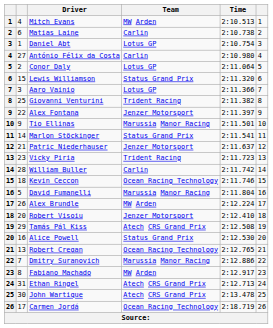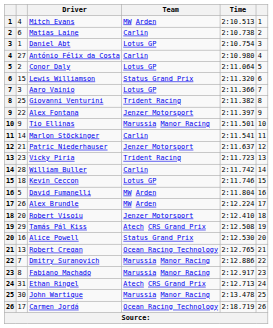(158, 136) Status Grand Prix -> (136, 136) Carlin
(171, 181) Ocean Racing Technology -> (140, 181) Lotus GP
(167, 193) Marussia Manor Racing -> (140, 193) MW Arden
(140, 273) MW Arden -> (167, 273) Marussia Manor Racing
(165, 295) Atech CRS Grand Prix -> (167, 295) Marussia Manor Racing
